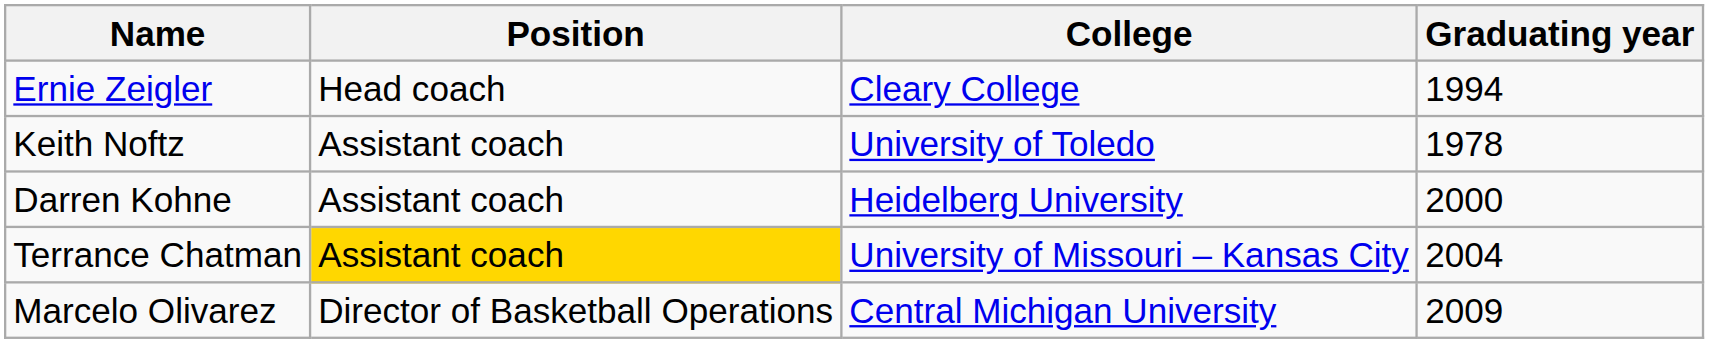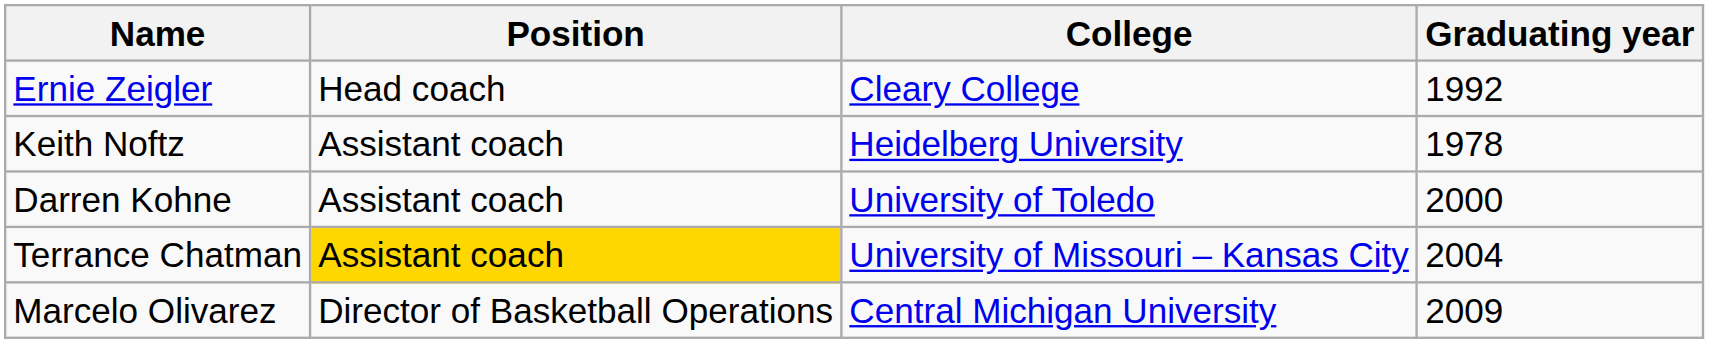(1464, 89) 1994 -> (1464, 89) 1992
(1002, 144) University of Toledo -> (1016, 144) Heidelberg University
(1016, 200) Heidelberg University -> (1002, 200) University of Toledo
